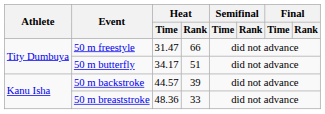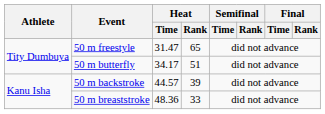(195, 47) 66 -> (195, 47) 65
